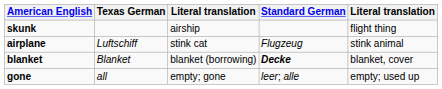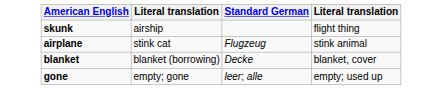- column: (131, 12)
(276, 60) bold -> (239, 60) normal
